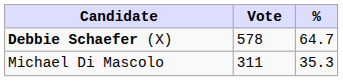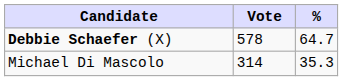(250, 63) 311 -> (250, 63) 314
